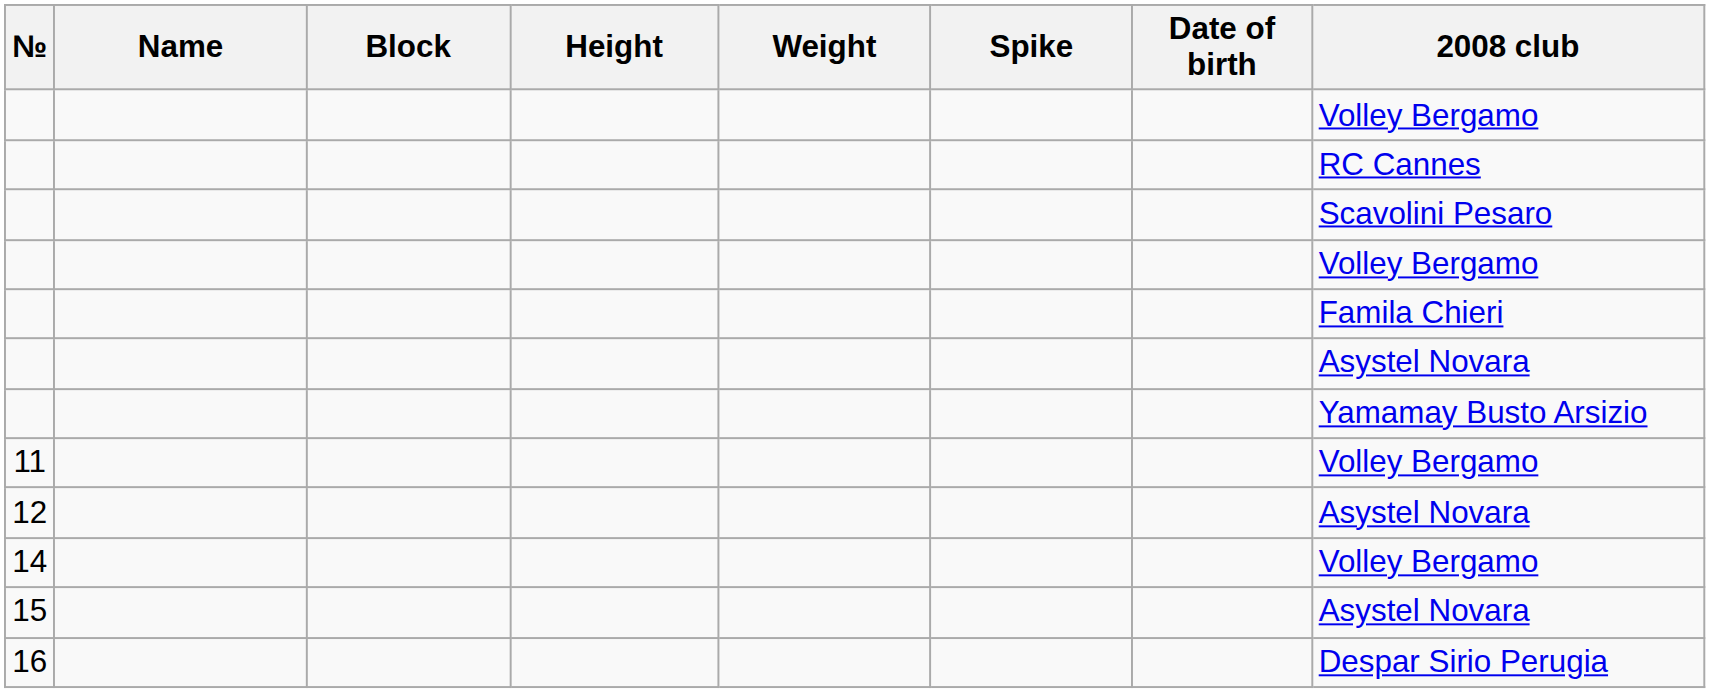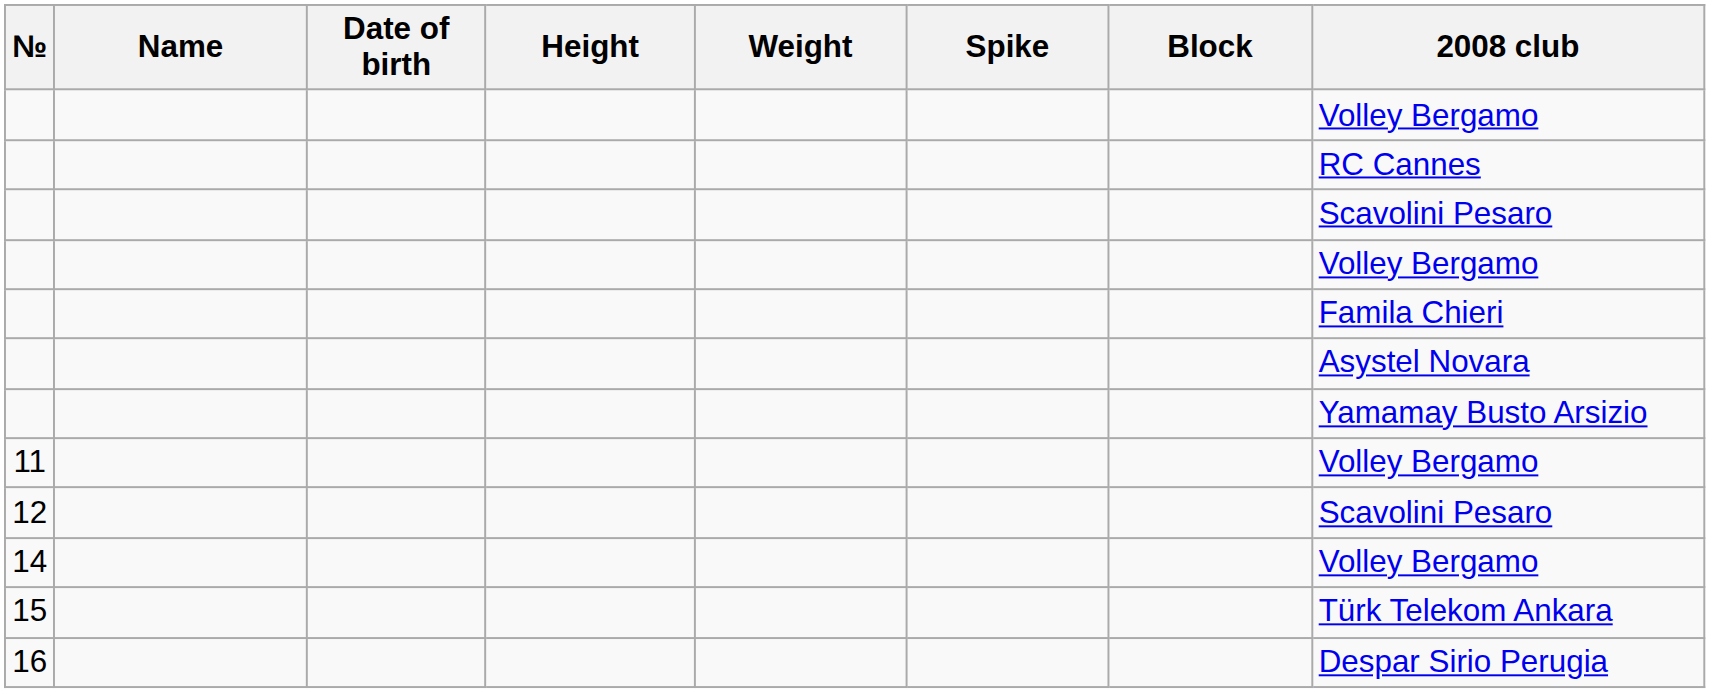columns swapped: (1222, 47) <-> (408, 47)
(1424, 512) Asystel Novara -> (1435, 512) Scavolini Pesaro
(1424, 611) Asystel Novara -> (1466, 611) Türk Telekom Ankara
